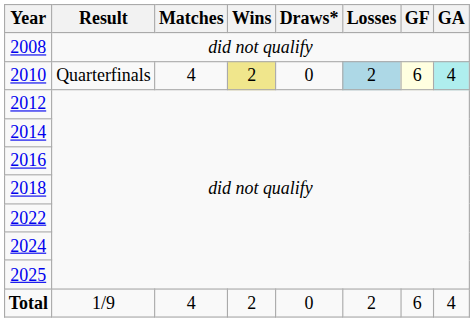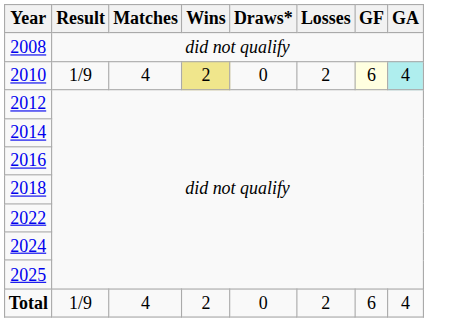(103, 75) Quarterfinals -> (81, 75) 1/9
(372, 75) lightblue background -> (326, 75) no background
